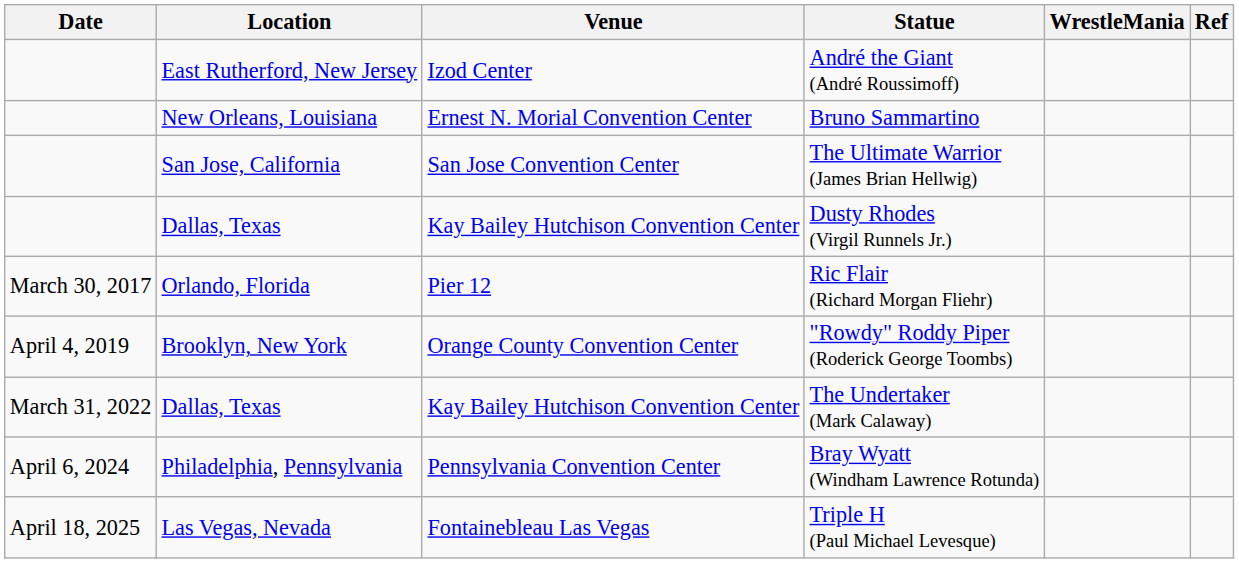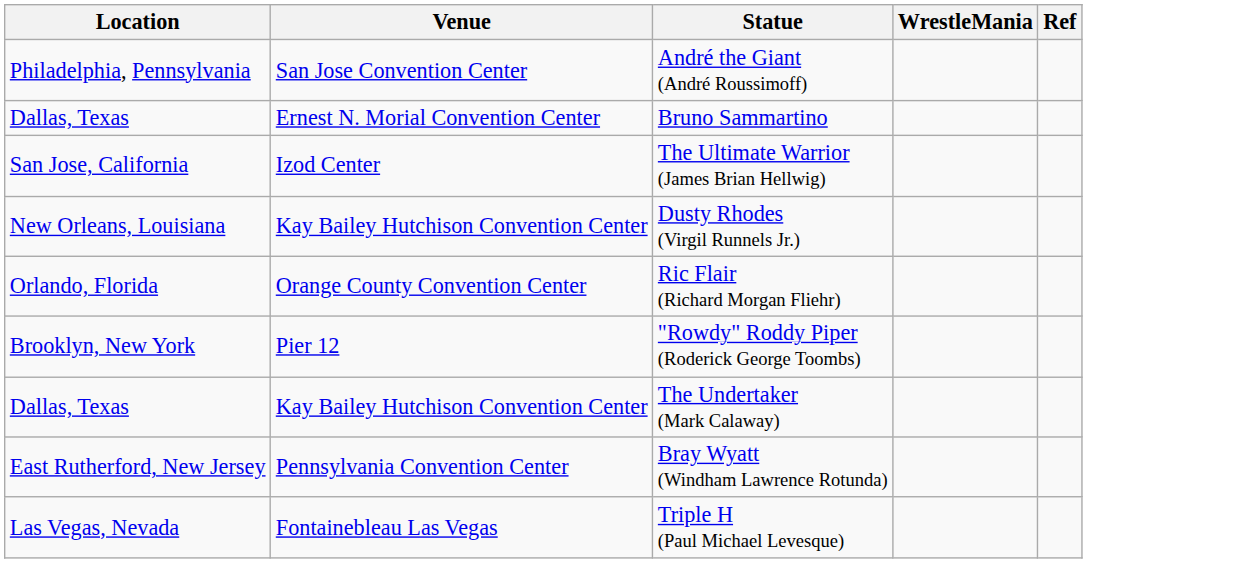- column: (81, 22)
(289, 69) East Rutherford, New Jersey -> (130, 69) Philadelphia, Pennsylvania
(480, 69) Izod Center -> (401, 69) San Jose Convention Center
(269, 117) New Orleans, Louisiana -> (69, 117) Dallas, Texas
(553, 165) San Jose Convention Center -> (328, 165) Izod Center
(221, 225) Dallas, Texas -> (118, 225) New Orleans, Louisiana
(459, 286) Pier 12 -> (431, 286) Orange County Convention Center
(583, 346) Orange County Convention Center -> (308, 346) Pier 12
(282, 466) Philadelphia, Pennsylvania -> (138, 466) East Rutherford, New Jersey
